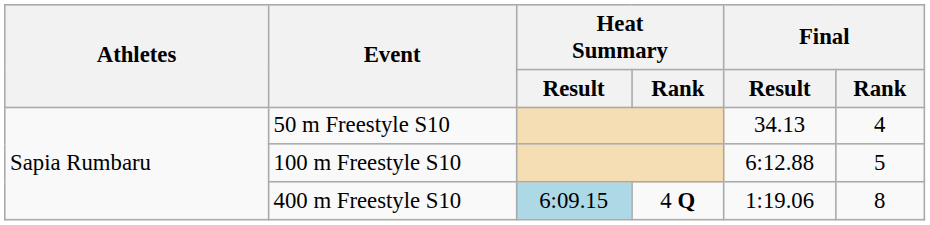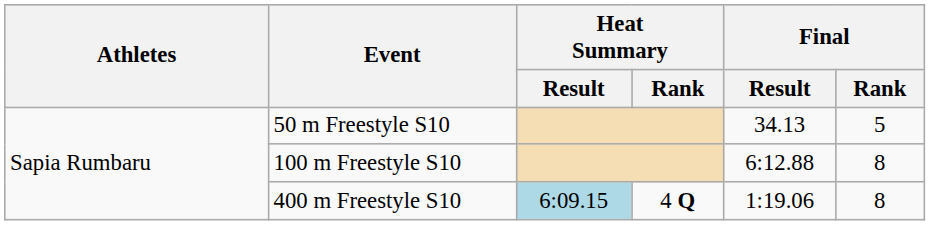(880, 125) 4 -> (880, 125) 5
(880, 163) 5 -> (880, 163) 8
